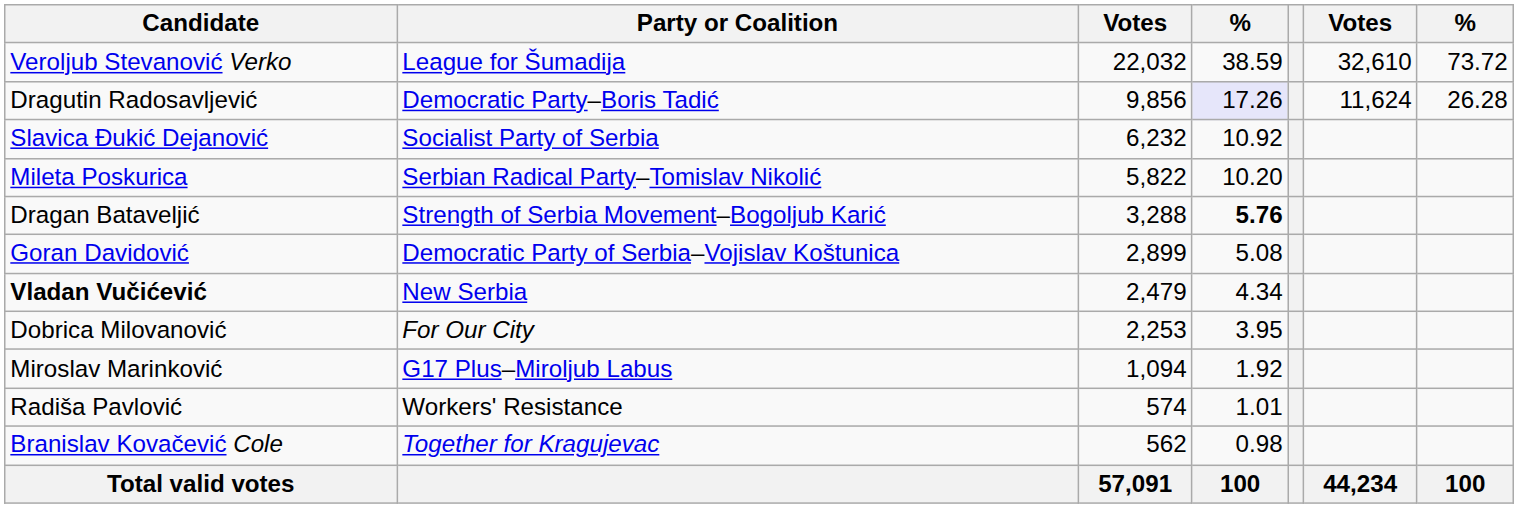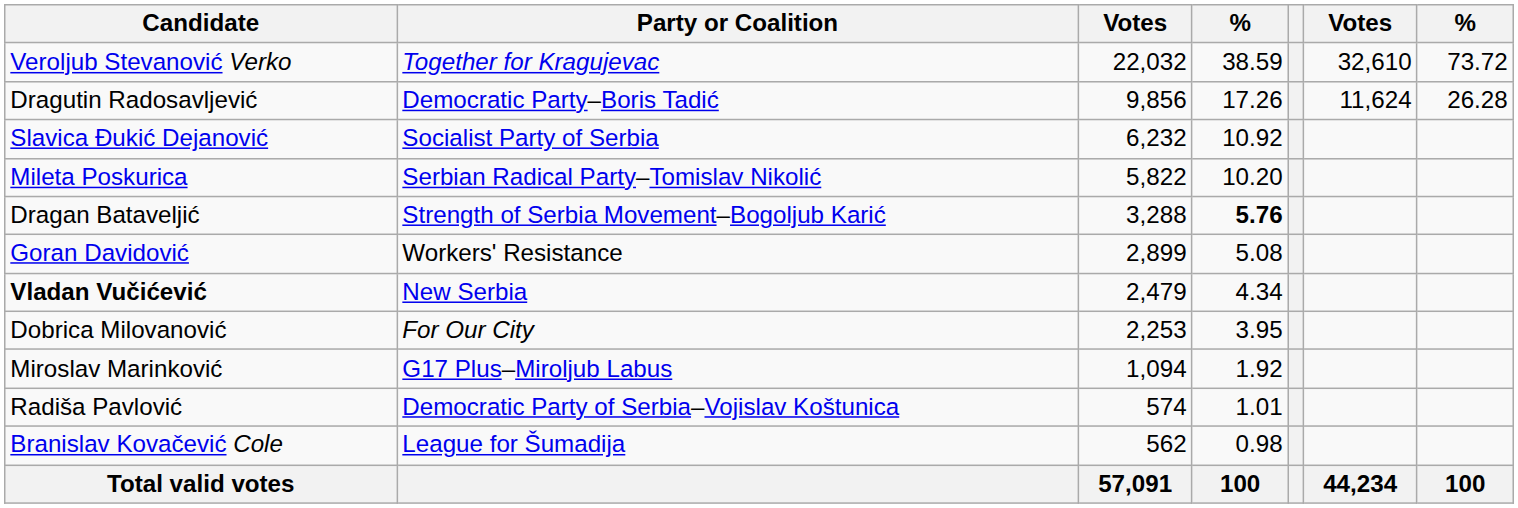(514, 61) League for Šumadija -> (531, 61) Together for Kragujevac
(1252, 100) lavender background -> (1252, 100) no background
(651, 253) Democratic Party of Serbia–Vojislav Koštunica -> (513, 253) Workers' Resistance
(513, 406) Workers' Resistance -> (651, 406) Democratic Party of Serbia–Vojislav Koštunica
(531, 445) Together for Kragujevac -> (514, 445) League for Šumadija
